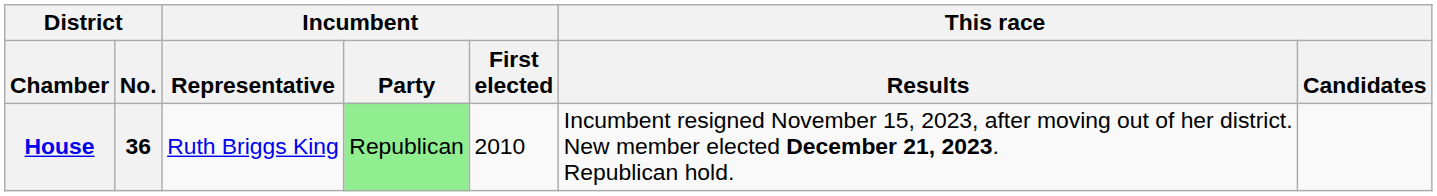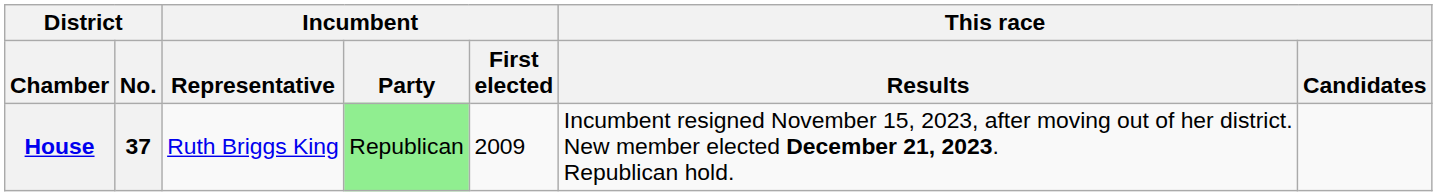(138, 146) 36 -> (138, 146) 37
(500, 146) 2010 -> (500, 146) 2009
